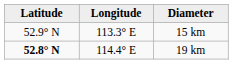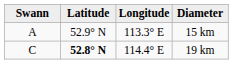+ column: (32, 13)
